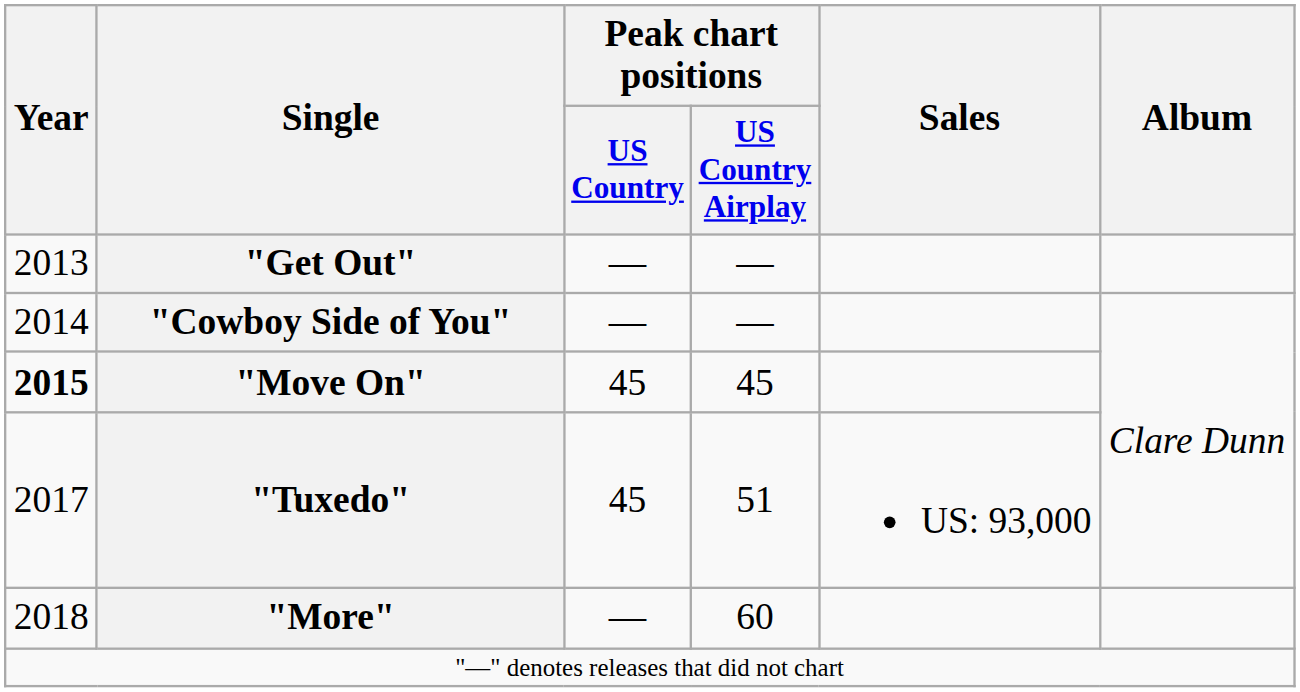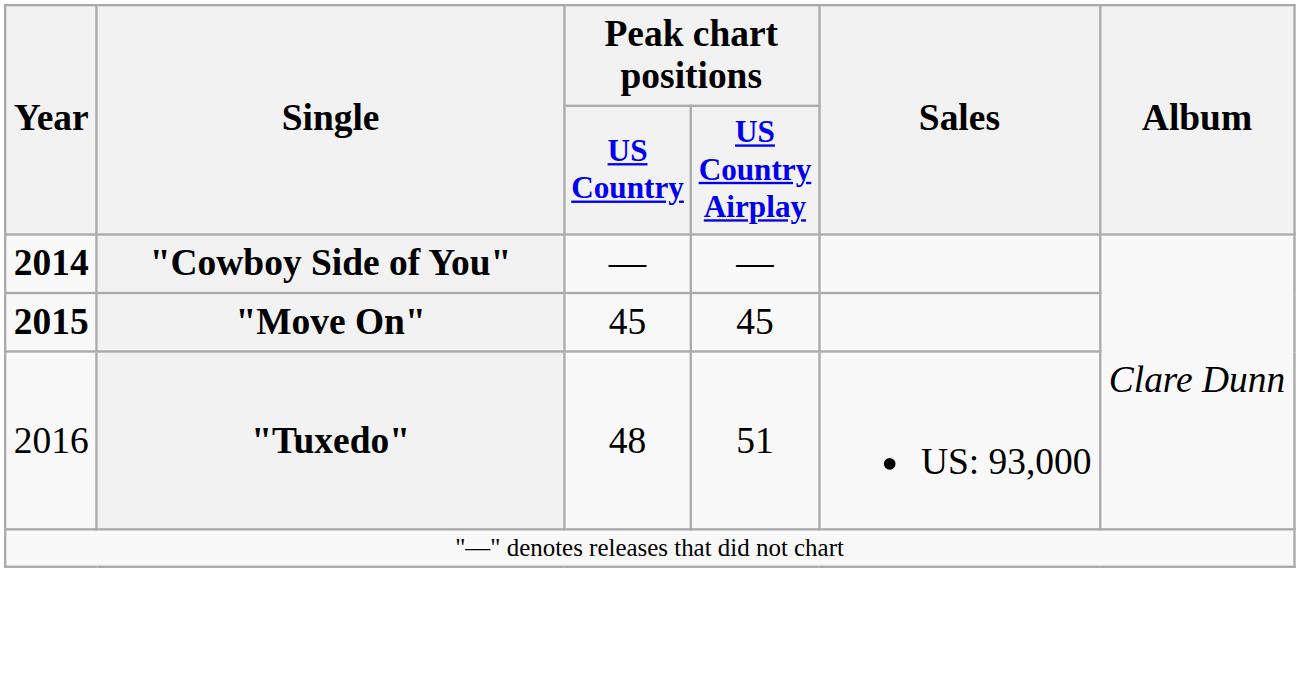- row: (331, 262)
(51, 322) normal -> (51, 262) bold
(51, 499) 2017 -> (51, 440) 2016
(628, 499) 45 -> (628, 440) 48
- row: (331, 617)
